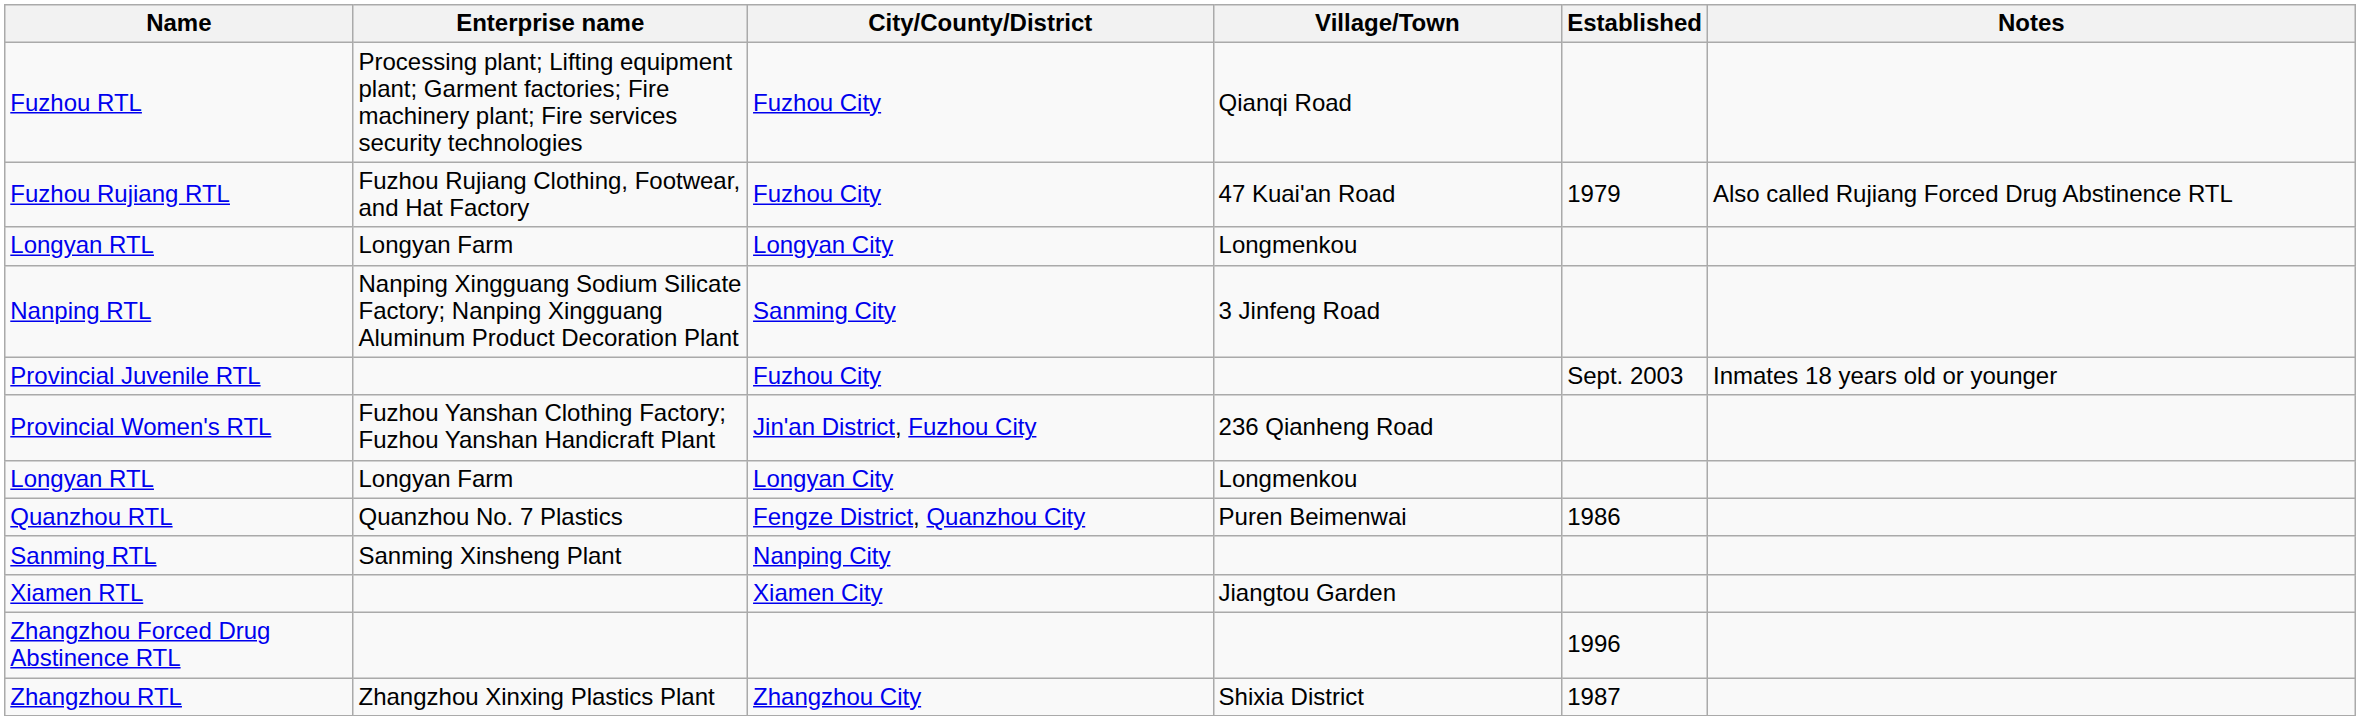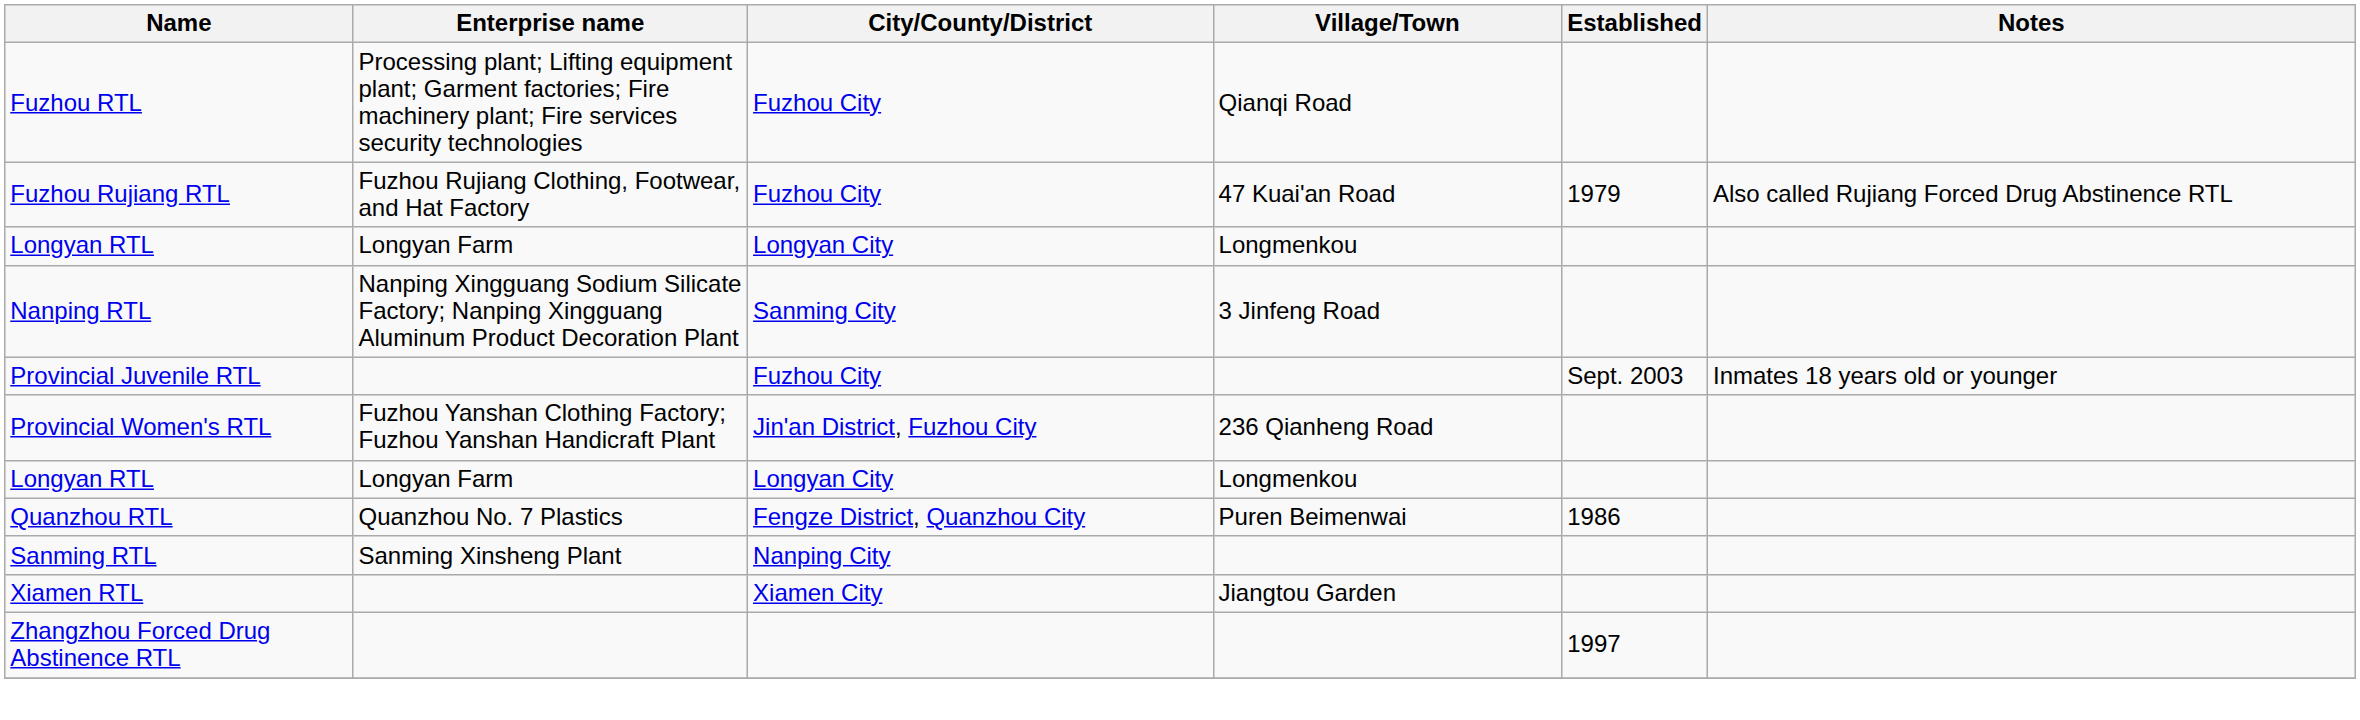(1594, 644) 1996 -> (1594, 644) 1997
- row: (96, 696)
